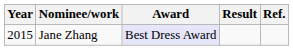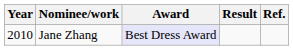(20, 34) 2015 -> (20, 34) 2010
